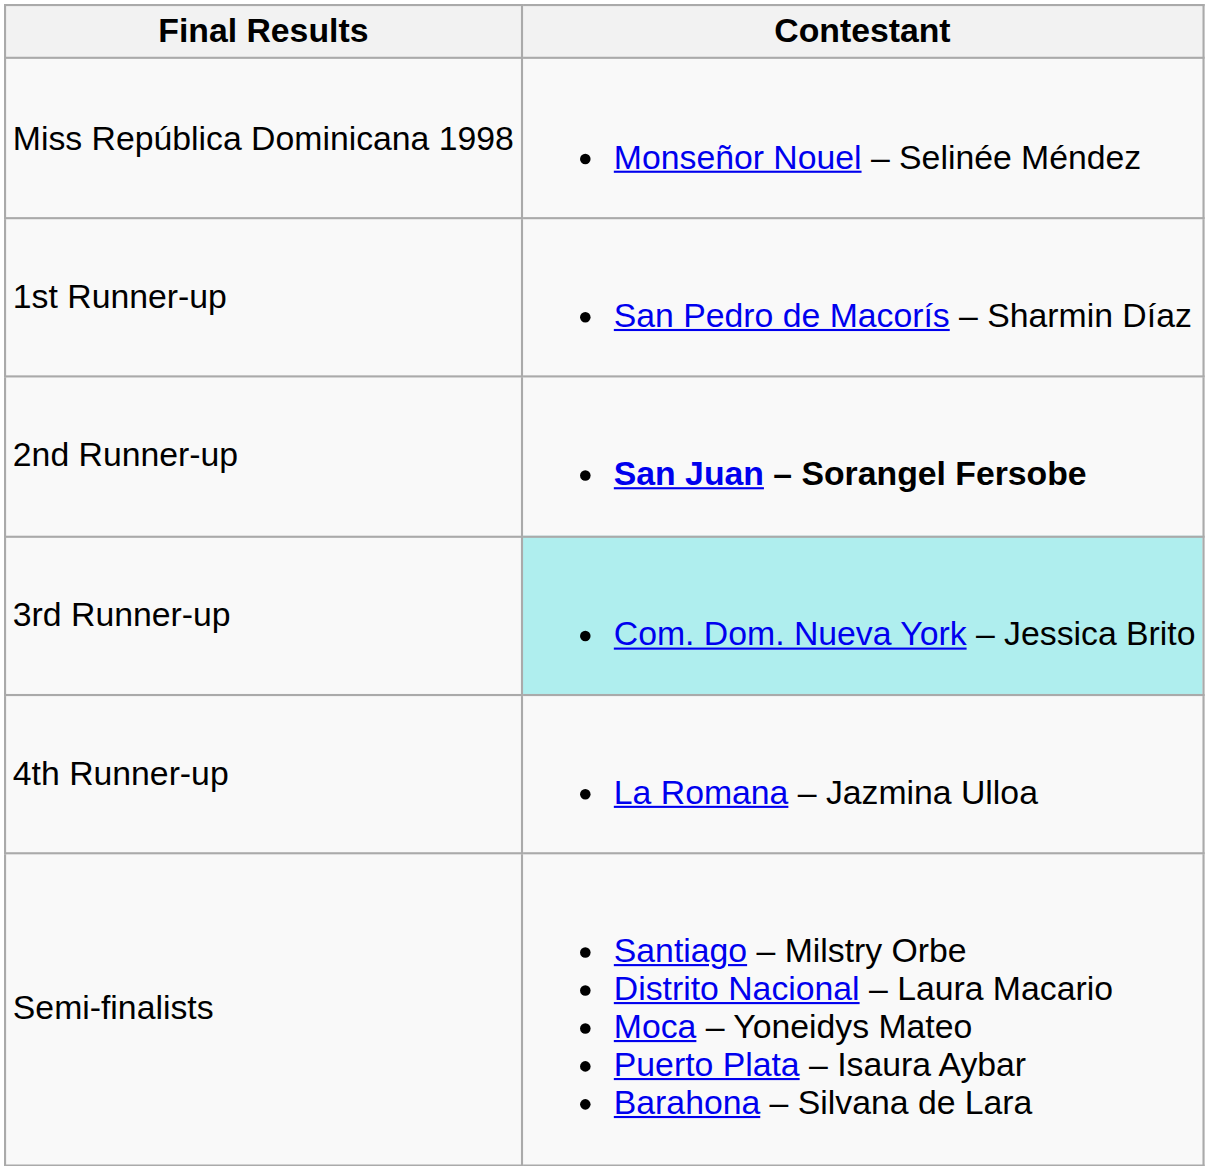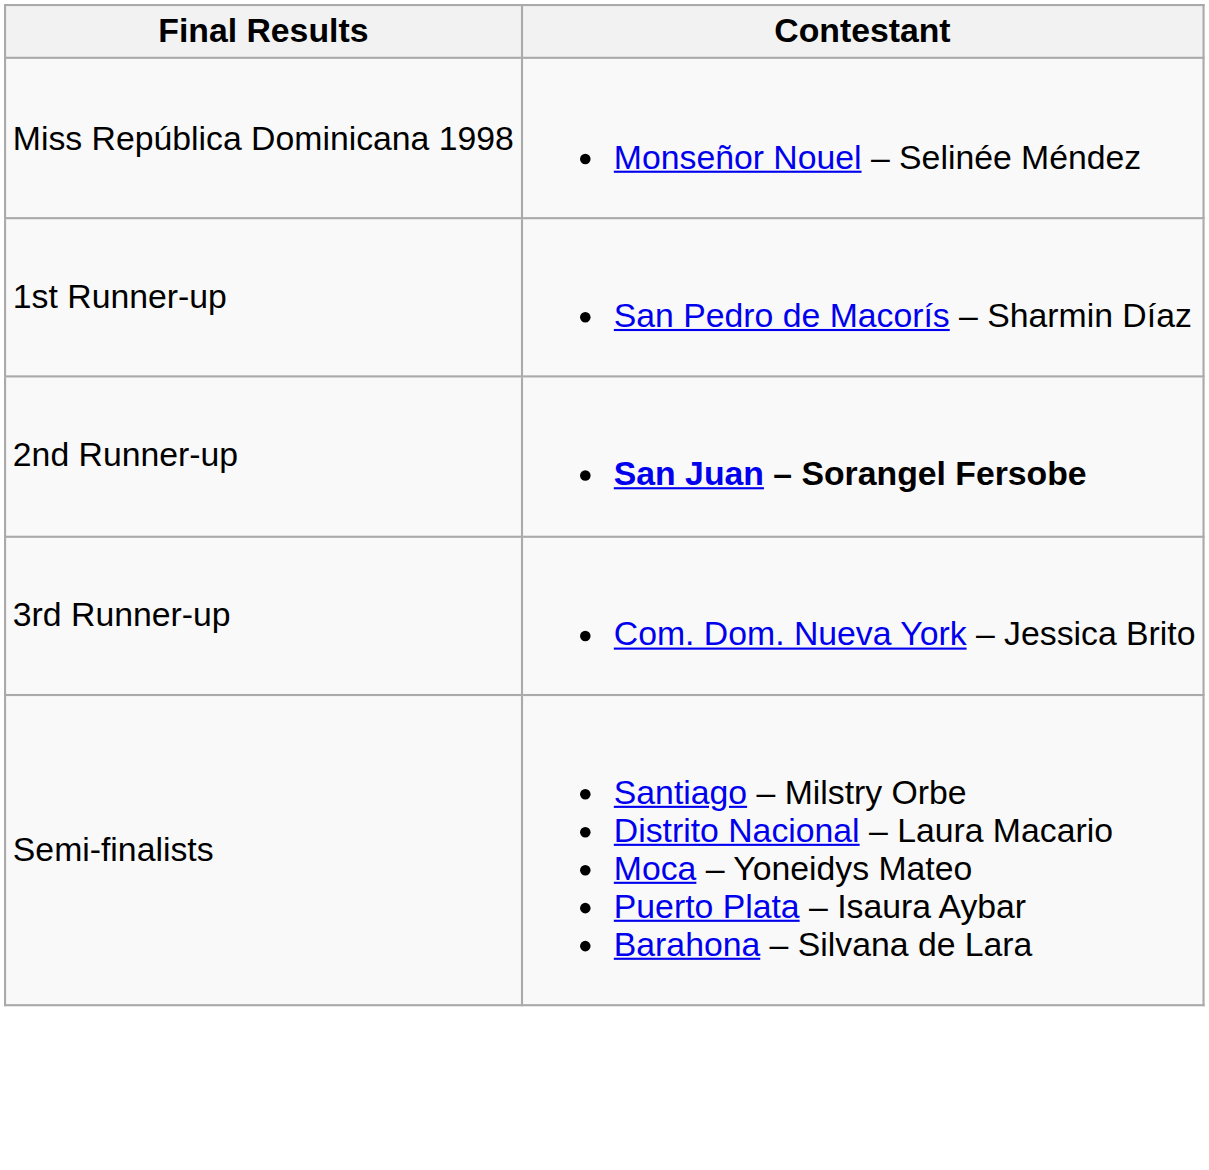(862, 634) paleturquoise background -> (862, 634) no background
- row: (121, 773)
